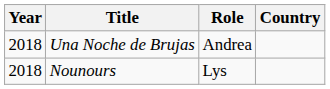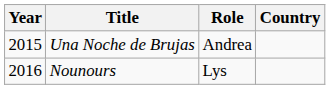(25, 44) 2018 -> (25, 44) 2015
(25, 71) 2018 -> (25, 71) 2016
